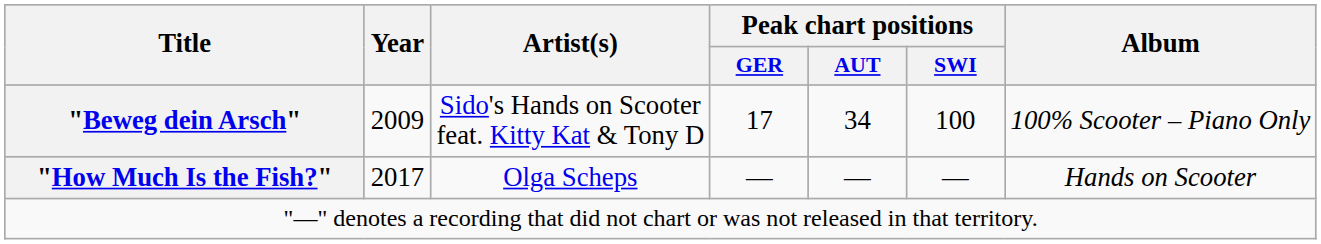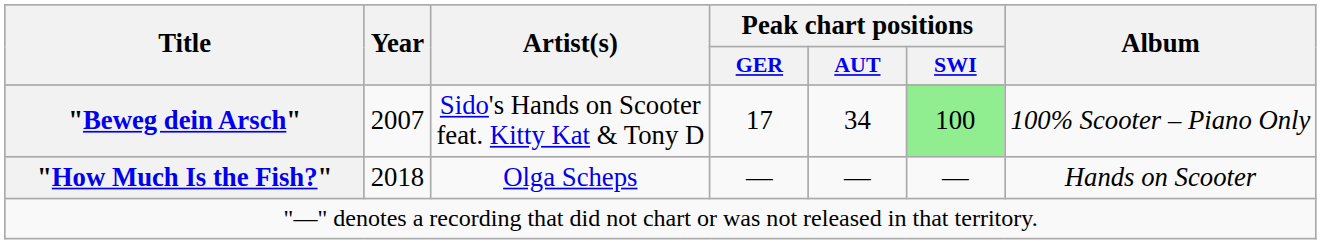(397, 120) 2009 -> (397, 120) 2007
(955, 120) no background -> (955, 120) lightgreen background
(397, 177) 2017 -> (397, 177) 2018
